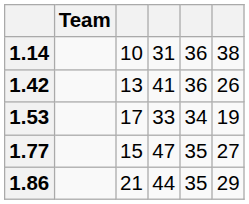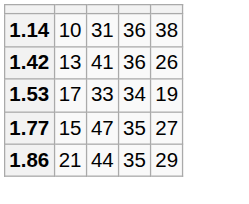- column: (85, 20)
